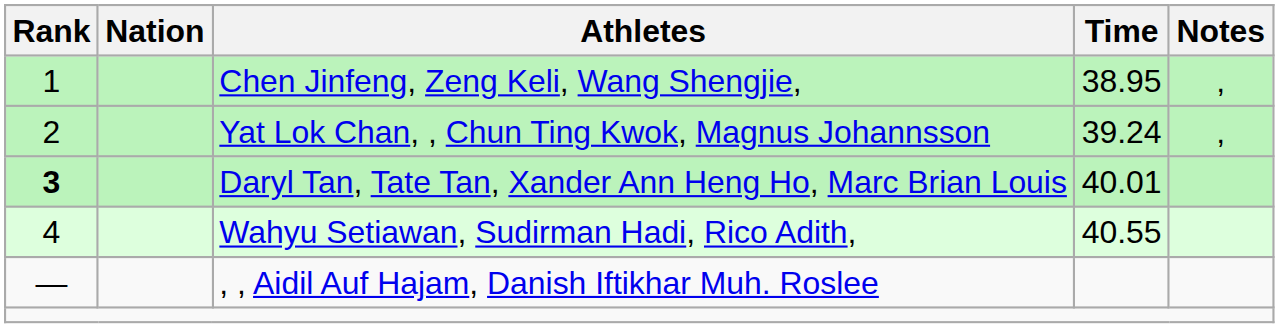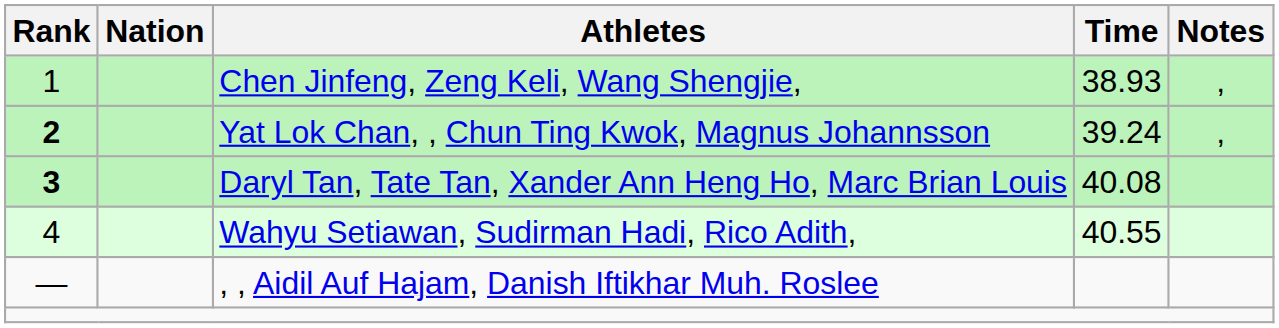(1122, 81) 38.95 -> (1122, 81) 38.93
(51, 132) normal -> (51, 132) bold
(1122, 182) 40.01 -> (1122, 182) 40.08
